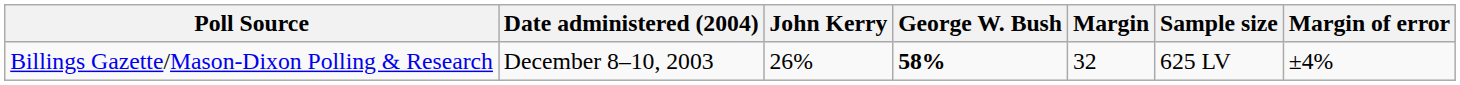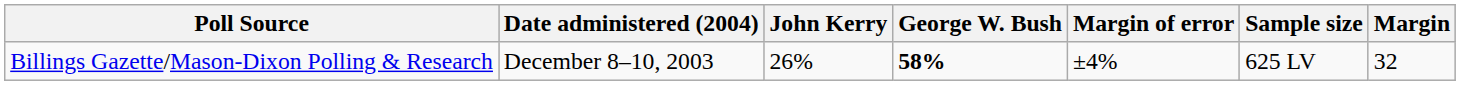columns swapped: (1111, 23) <-> (1369, 23)
